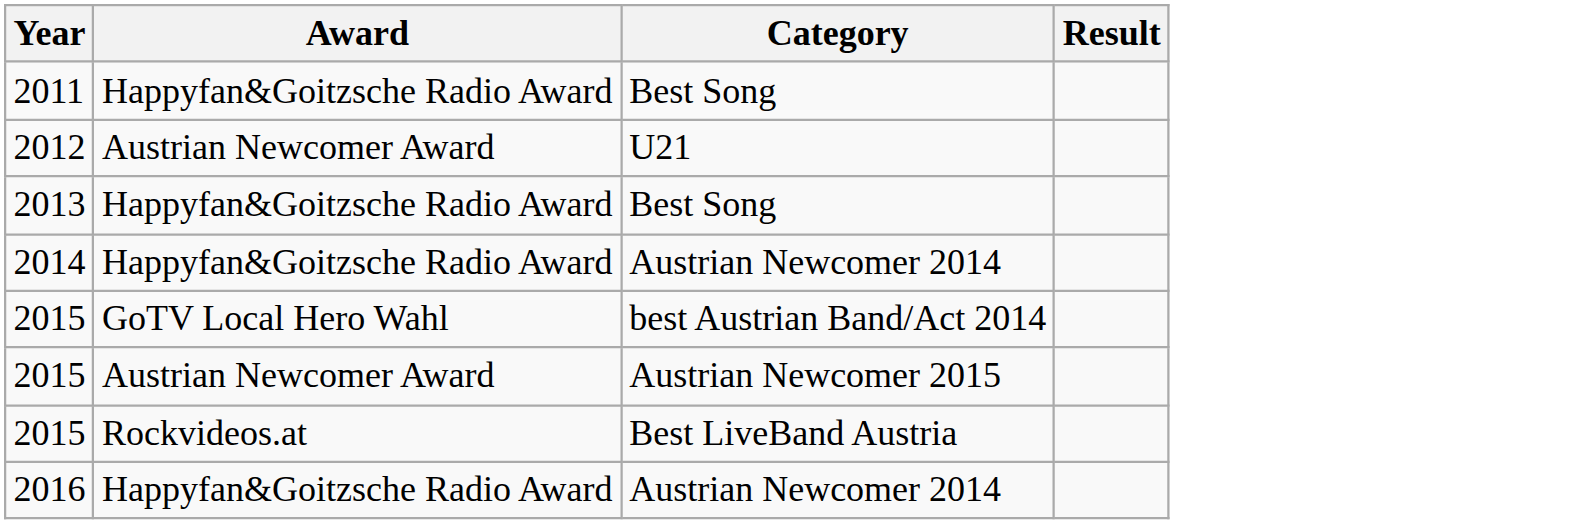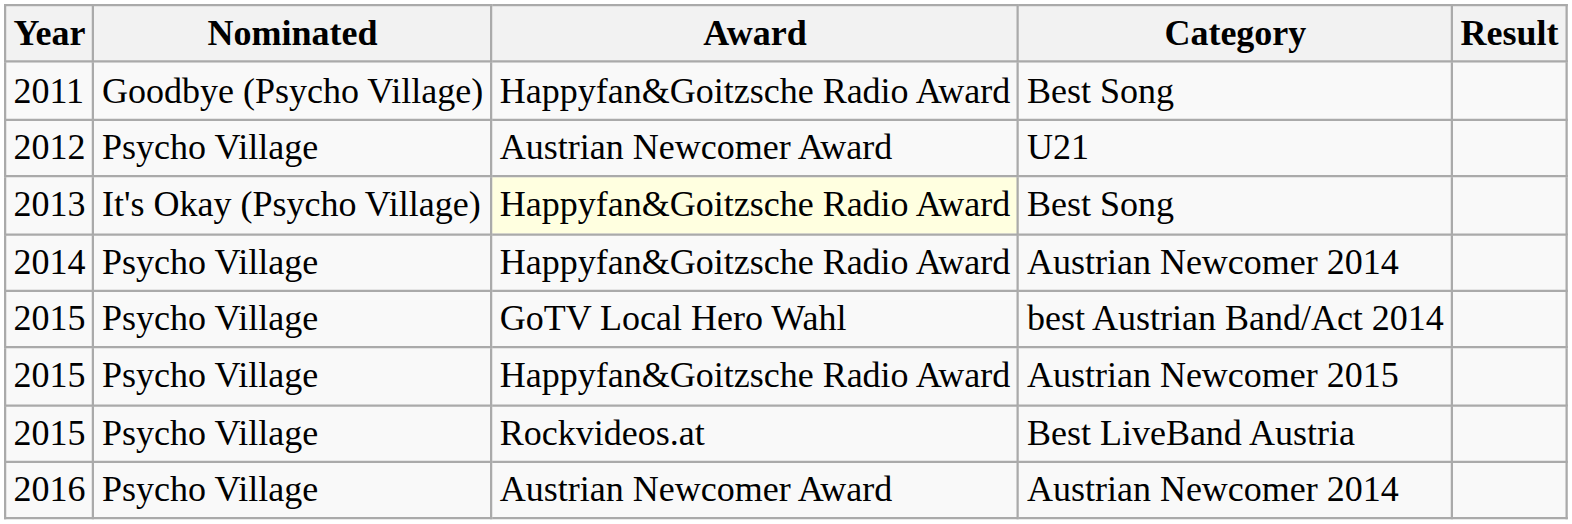+ column: (293, 33)
(357, 204) no background -> (755, 204) lightyellow background
(298, 375) Austrian Newcomer Award -> (755, 375) Happyfan&Goitzsche Radio Award
(357, 489) Happyfan&Goitzsche Radio Award -> (696, 489) Austrian Newcomer Award
